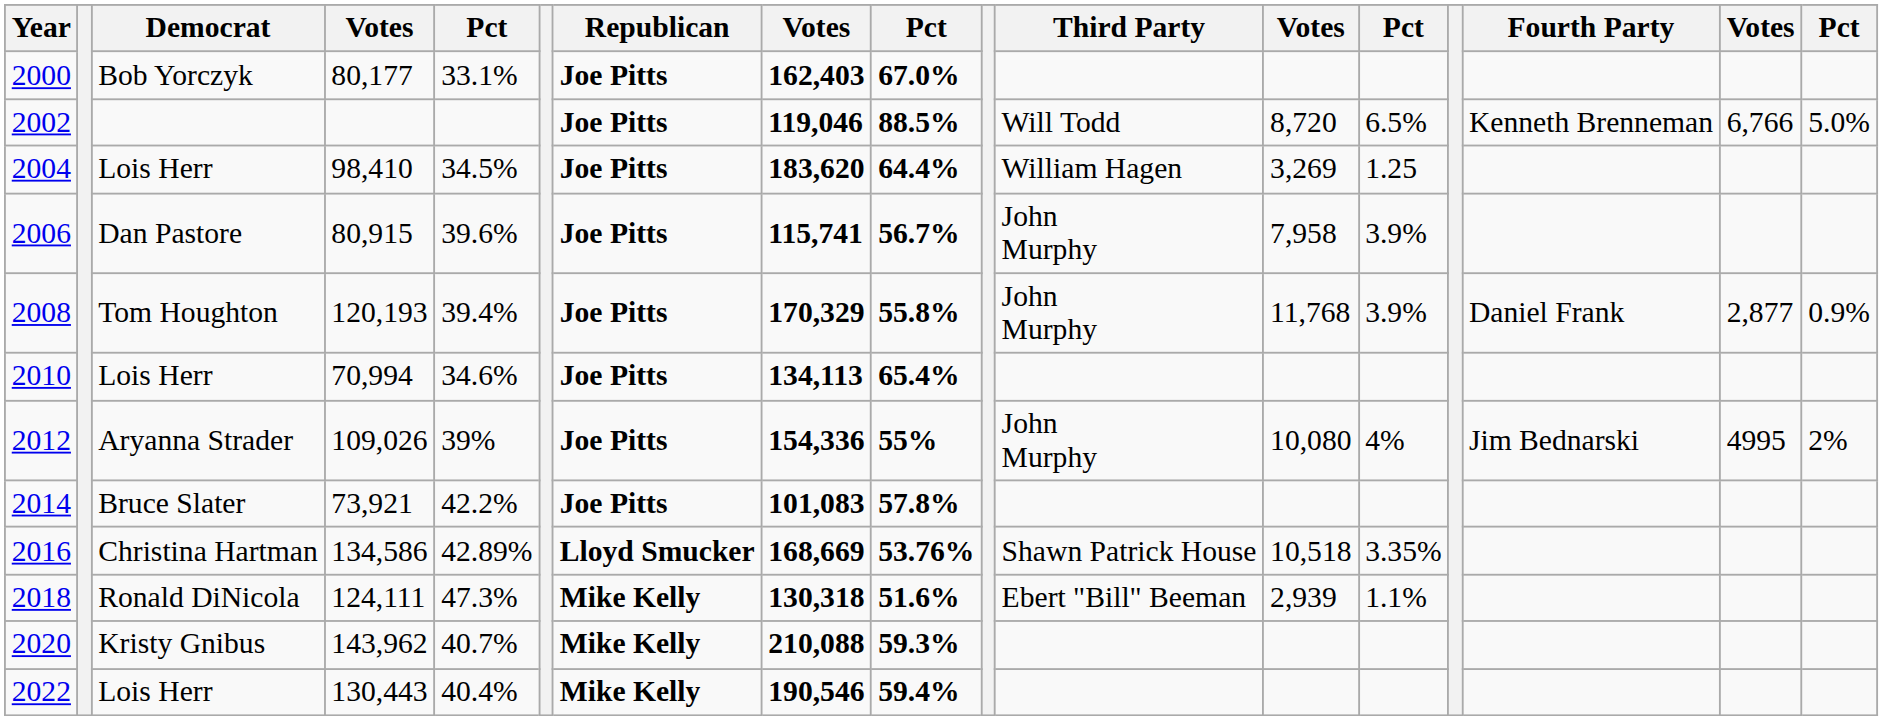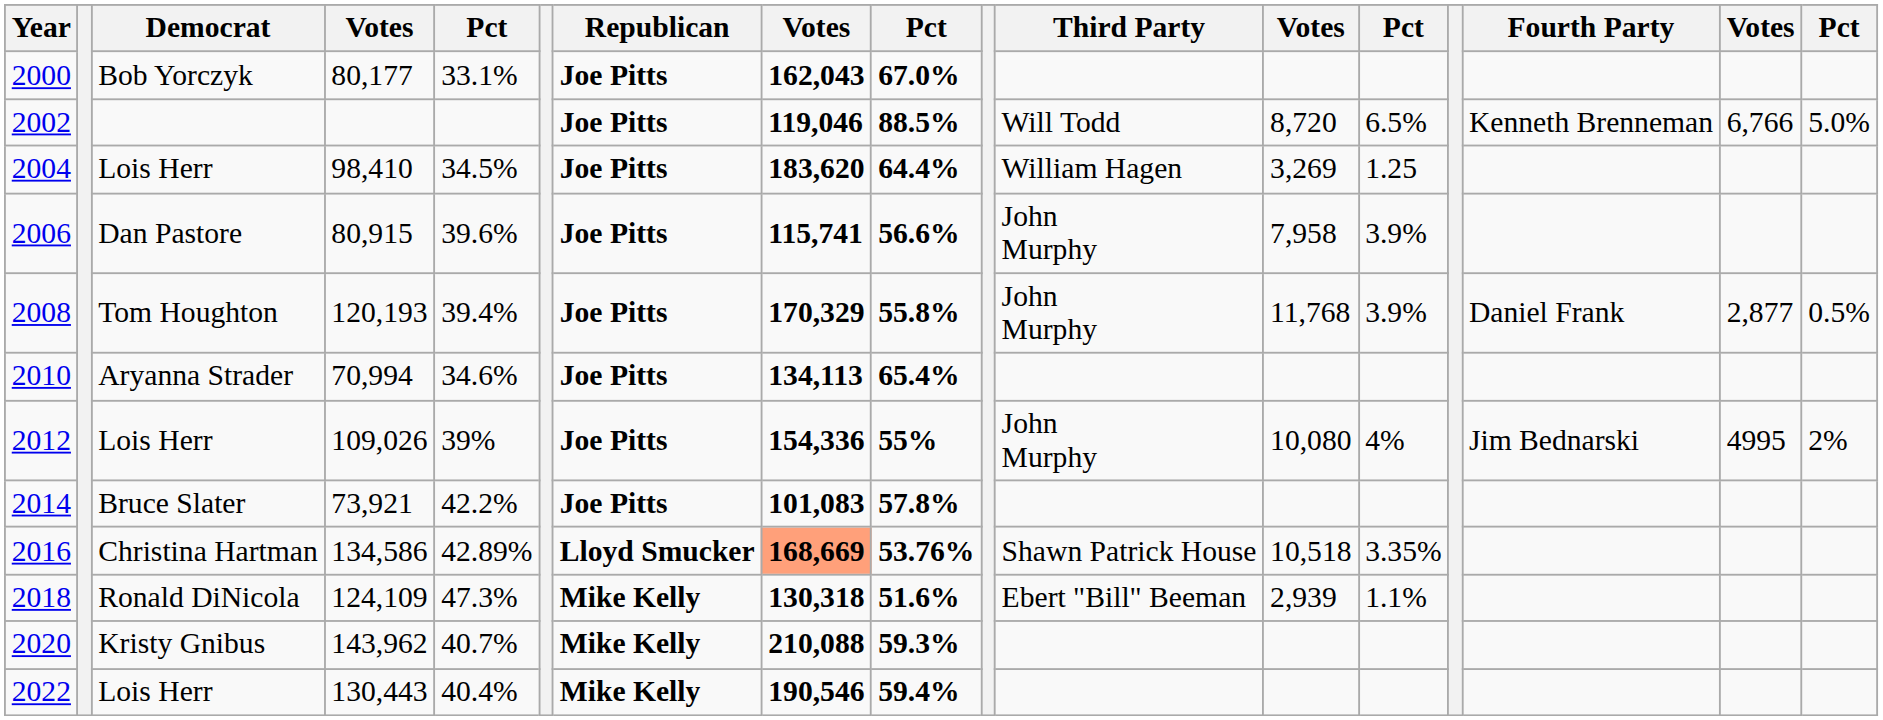(816, 74) 162,403 -> (816, 74) 162,043
(919, 232) 56.7% -> (919, 232) 56.6%
(1839, 312) 0.9% -> (1839, 312) 0.5%
(155, 376) Lois Herr -> (196, 376) Aryanna Strader
(196, 439) Aryanna Strader -> (155, 439) Lois Herr
(816, 550) no background -> (816, 550) lightsalmon background
(378, 597) 124,111 -> (379, 597) 124,109
